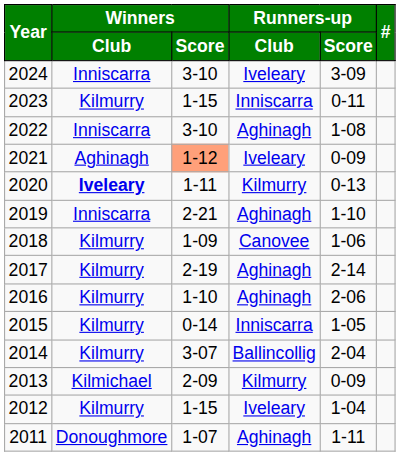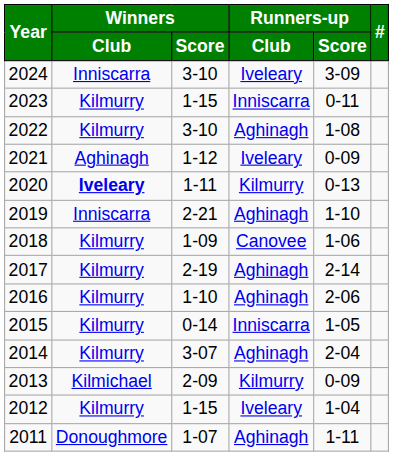(112, 130) Inniscarra -> (112, 130) Kilmurry
(200, 158) lightsalmon background -> (200, 158) no background
(274, 353) Ballincollig -> (271, 353) Aghinagh
